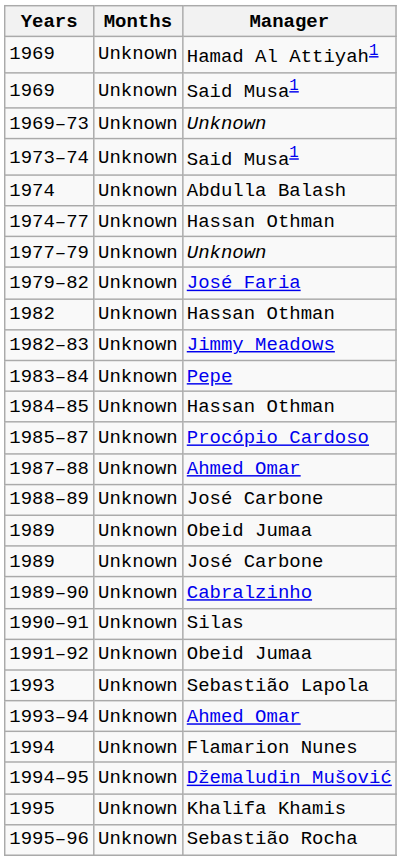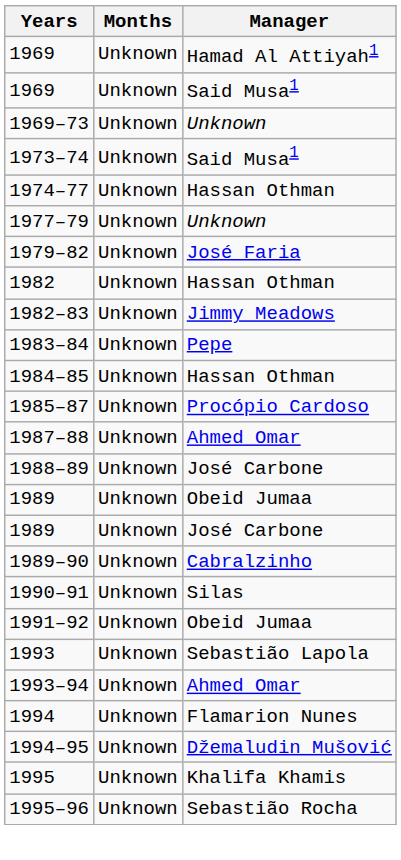- row: (32, 190)
